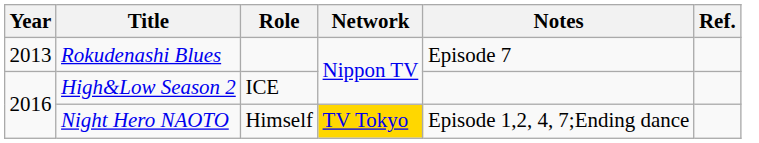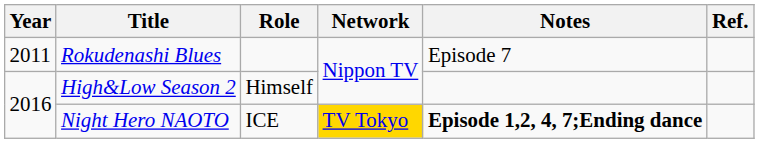(30, 54) 2013 -> (30, 54) 2011
(262, 87) ICE -> (279, 87) Himself
(279, 120) Himself -> (262, 120) ICE
(559, 120) normal -> (565, 120) bold
